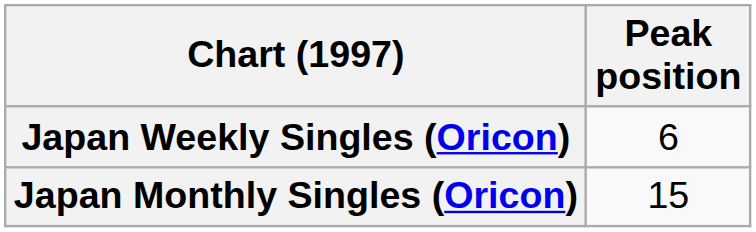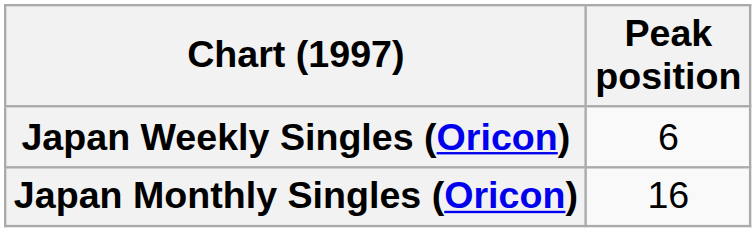(668, 195) 15 -> (668, 195) 16
